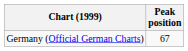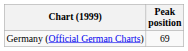(165, 38) 67 -> (165, 38) 69
